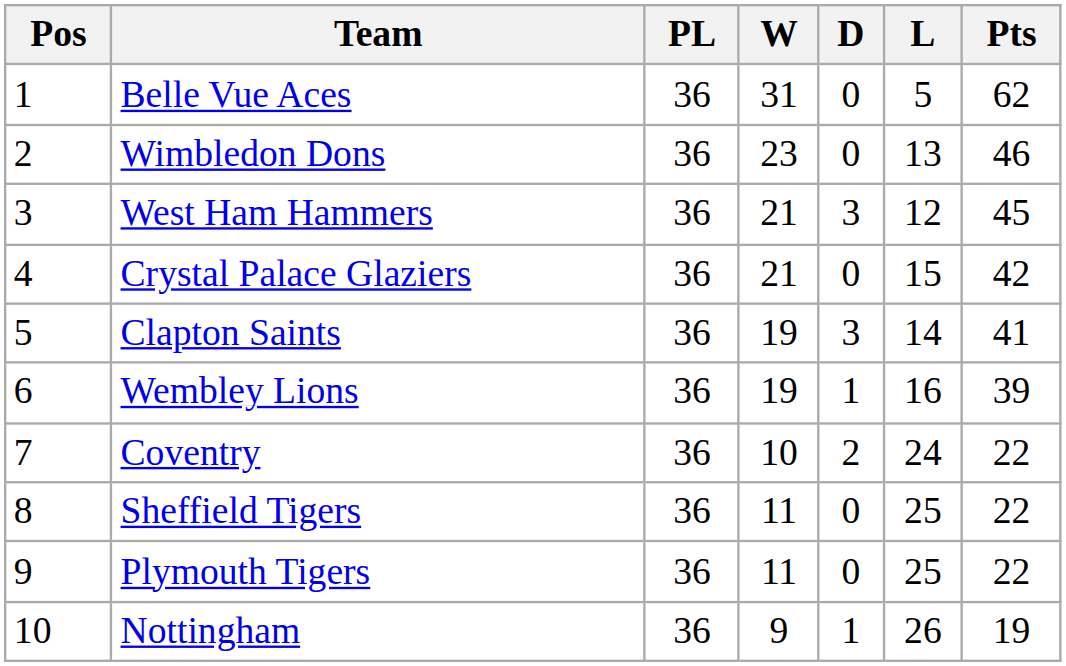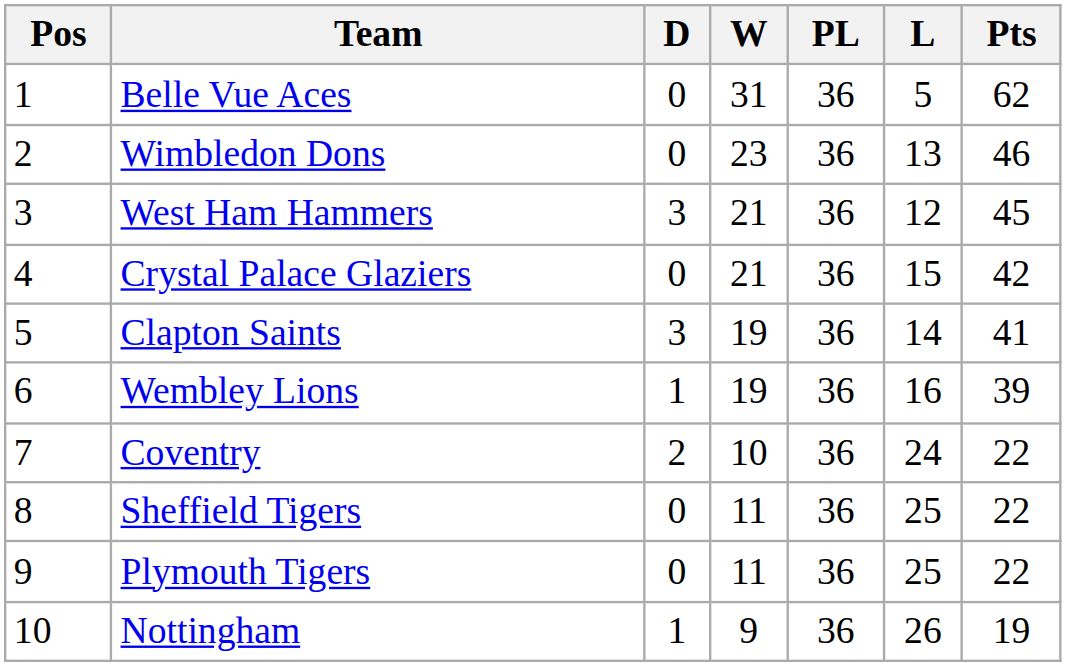columns swapped: (692, 34) <-> (851, 34)
